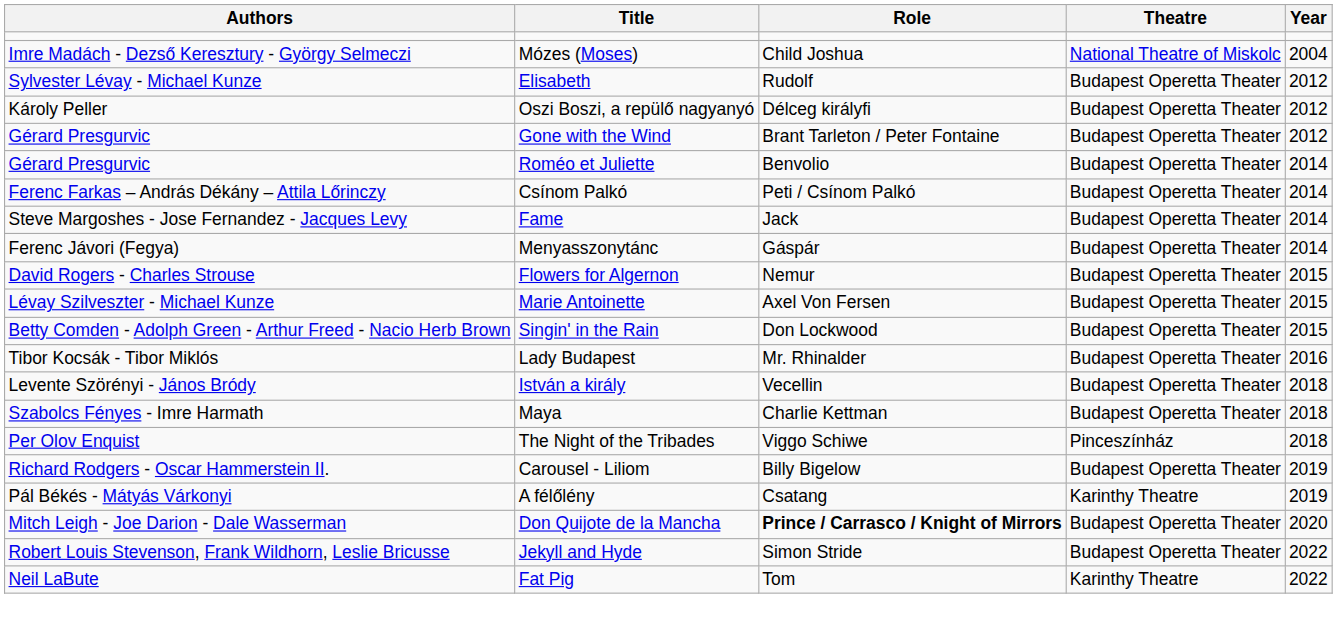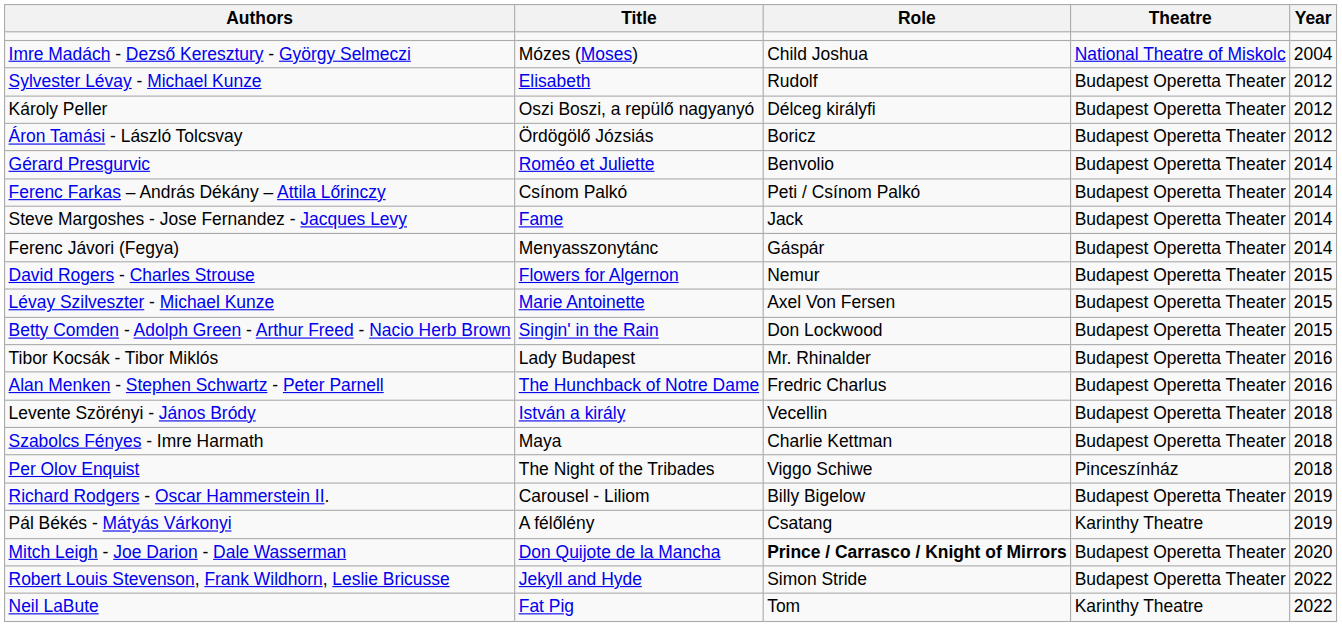+ row: (586, 137)
- row: (595, 137)
+ row: (639, 385)
